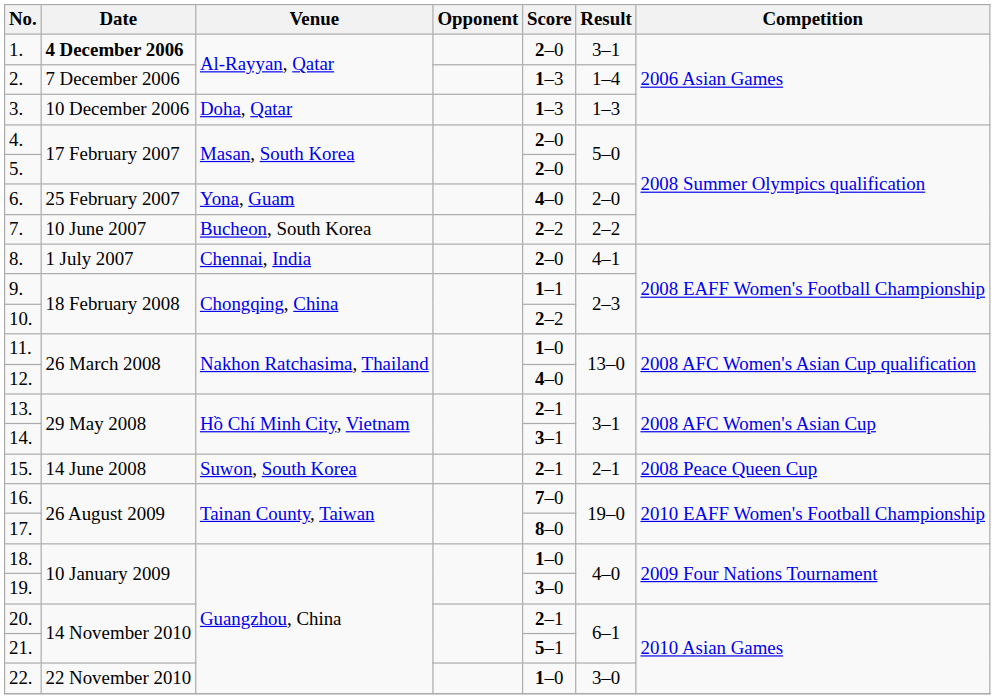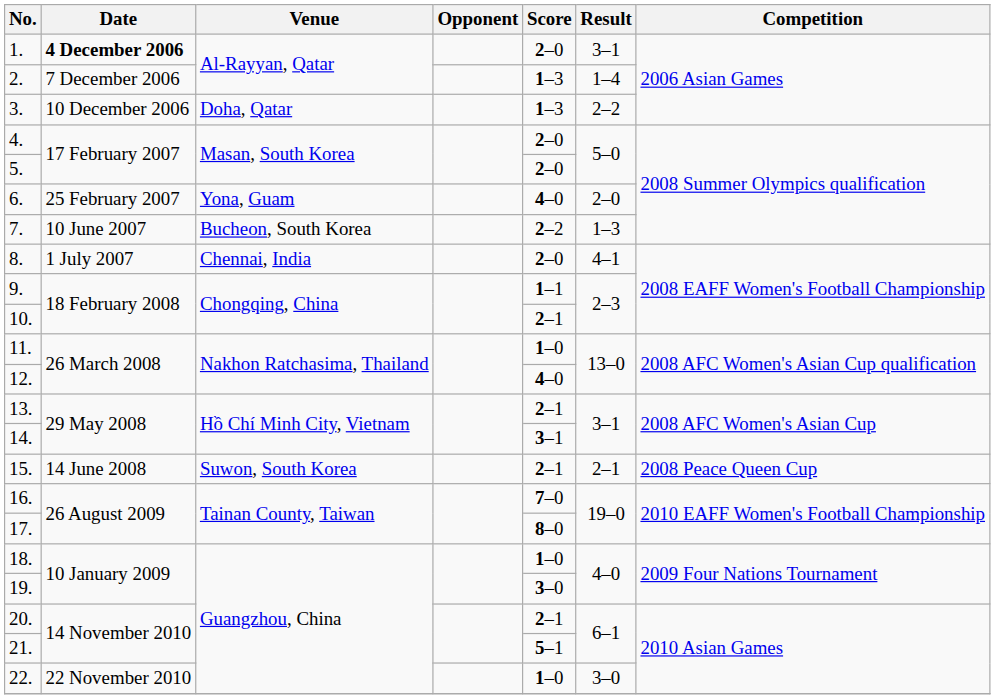(606, 109) 1–3 -> (606, 109) 2–2
(606, 229) 2–2 -> (606, 229) 1–3
(549, 318) 2–2 -> (549, 318) 2–1
